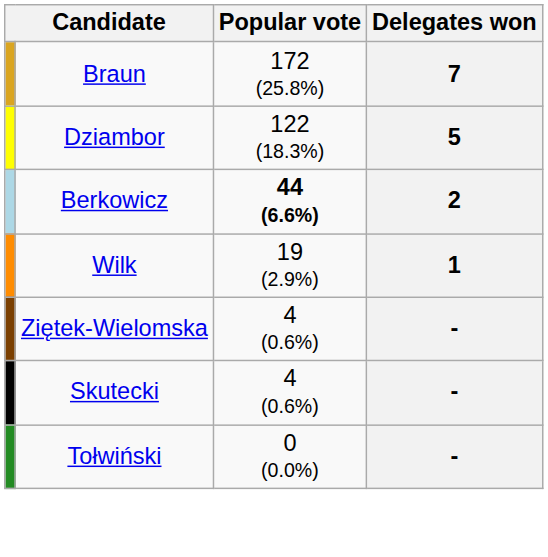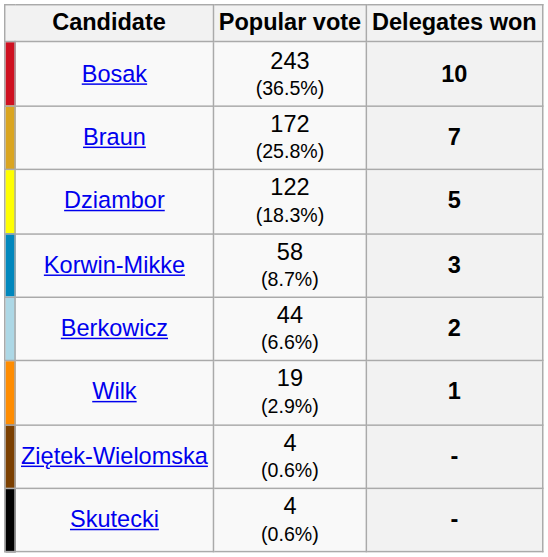+ row: (114, 73)
+ row: (114, 264)
(290, 201) bold -> (290, 328) normal
- row: (114, 456)
